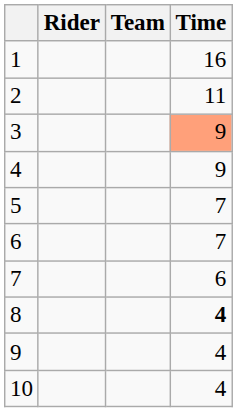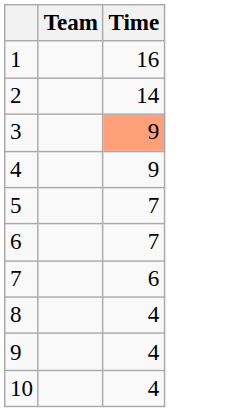- column: (72, 22)
(215, 95) 11 -> (148, 95) 14
(220, 315) bold -> (154, 315) normal
